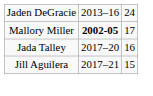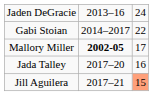+ row: (41, 30)
(130, 64) no background -> (140, 82) lightsalmon background
